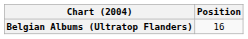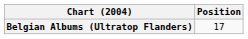(219, 27) 16 -> (219, 27) 17
